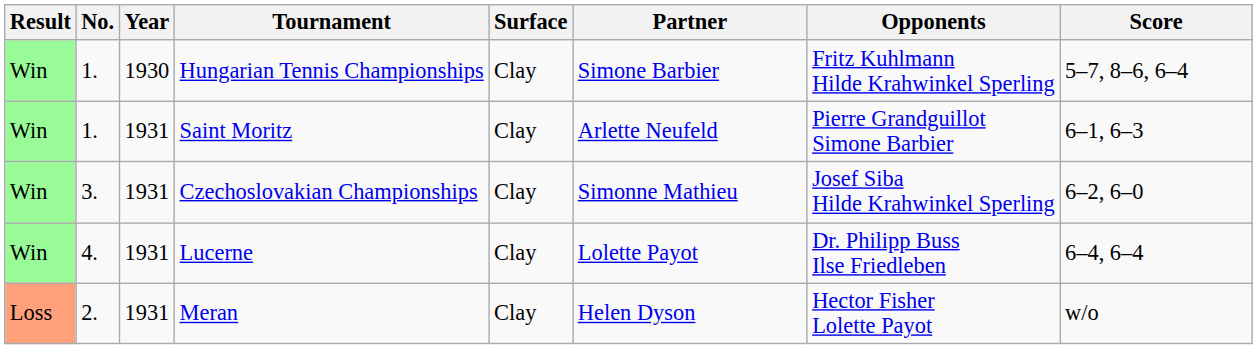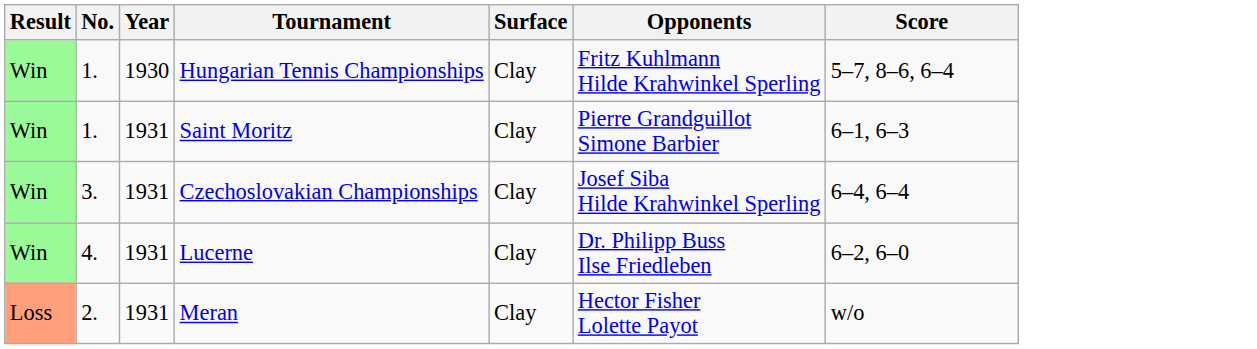- column: (690, 22)
(1104, 191) 6–2, 6–0 -> (870, 191) 6–4, 6–4
(1104, 252) 6–4, 6–4 -> (870, 252) 6–2, 6–0
